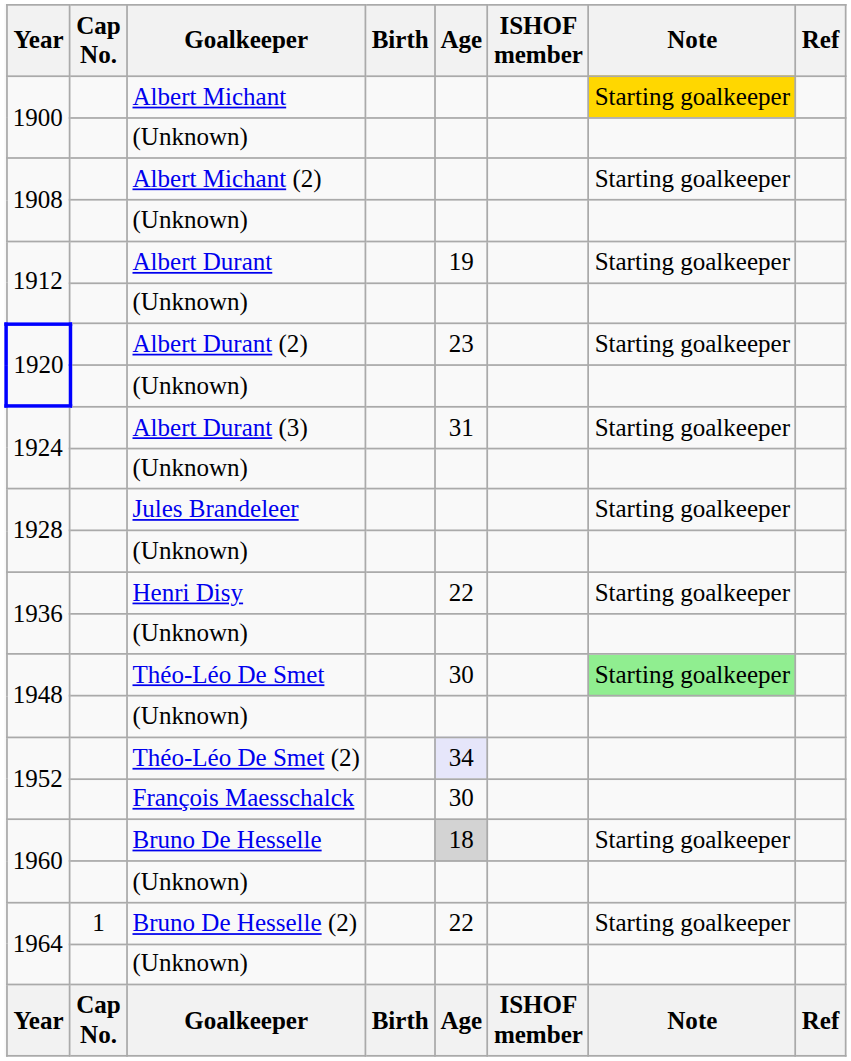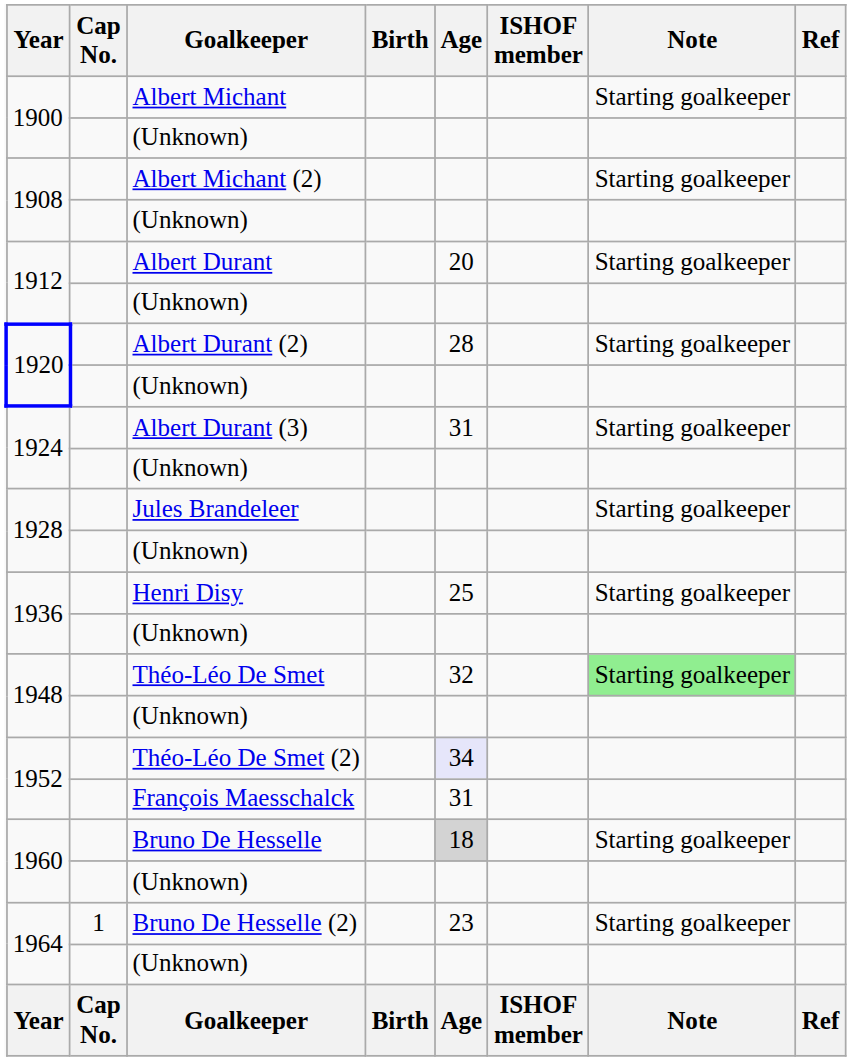(692, 96) gold background -> (692, 96) no background
(461, 261) 19 -> (461, 261) 20
(461, 344) 23 -> (461, 344) 28
(461, 592) 22 -> (461, 592) 25
(461, 675) 30 -> (461, 675) 32
(461, 798) 30 -> (461, 798) 31
(461, 922) 22 -> (461, 922) 23
